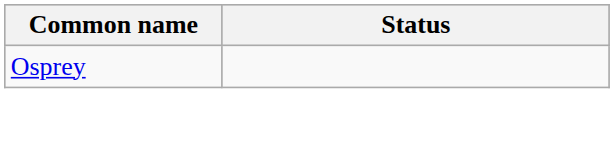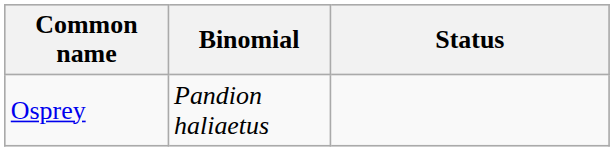+ column: (249, 39)
